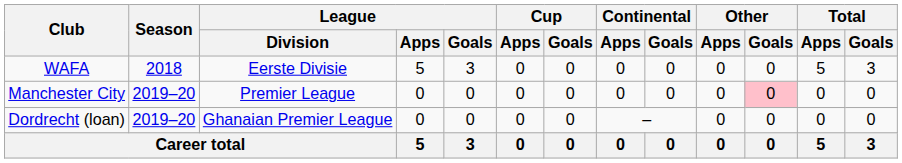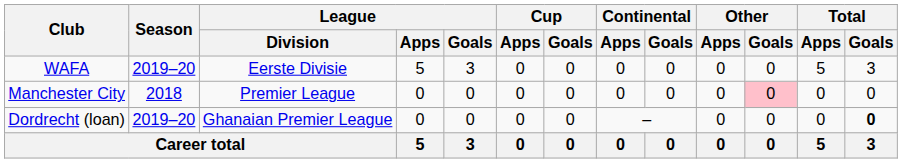(164, 68) 2018 -> (164, 68) 2019–20
(164, 94) 2019–20 -> (164, 94) 2018
(871, 119) normal -> (871, 119) bold
